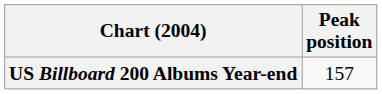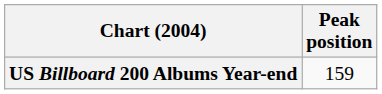(339, 72) 157 -> (339, 72) 159
